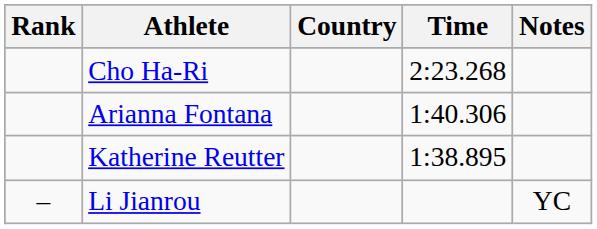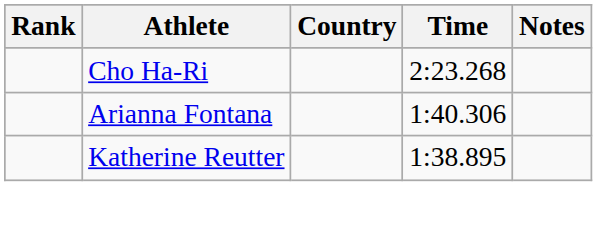- row: (144, 200)
